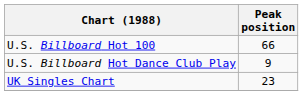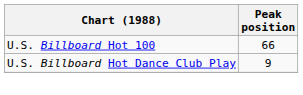- row: (61, 81)
